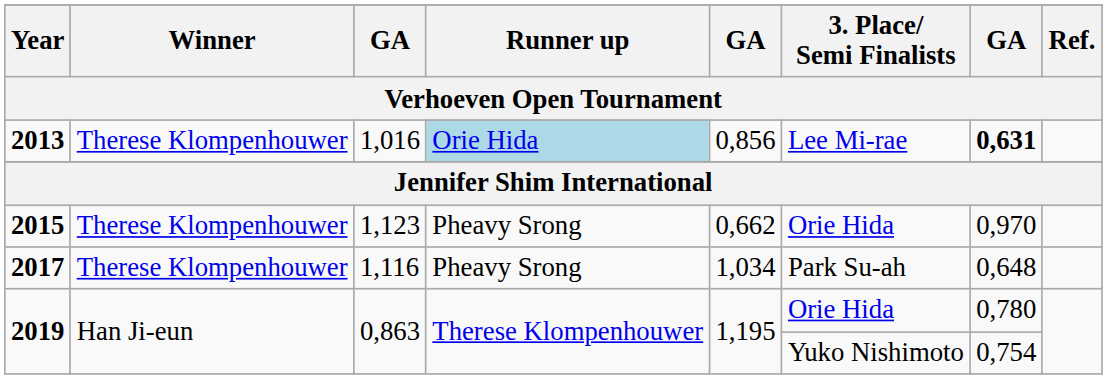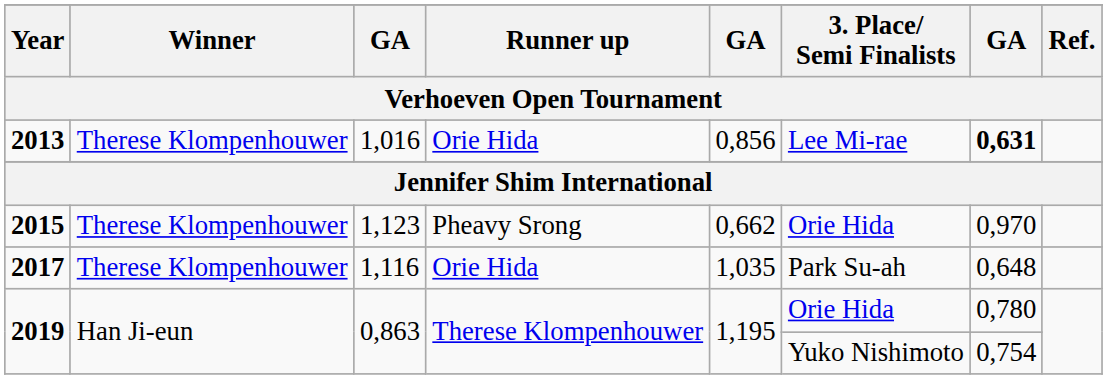(485, 140) lightblue background -> (485, 140) no background
(507, 267) Pheavy Srong -> (485, 267) Orie Hida
(746, 267) 1,034 -> (746, 267) 1,035
